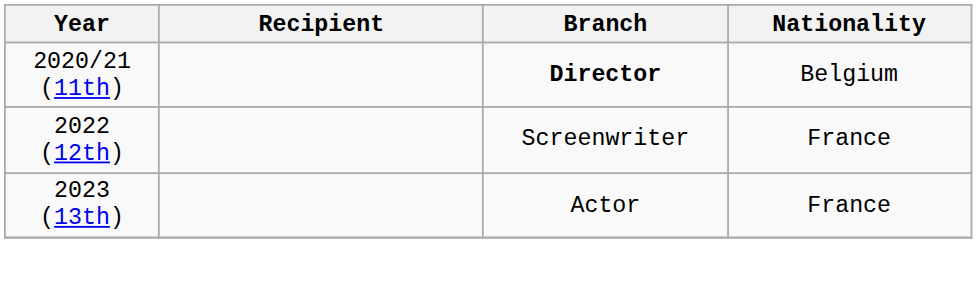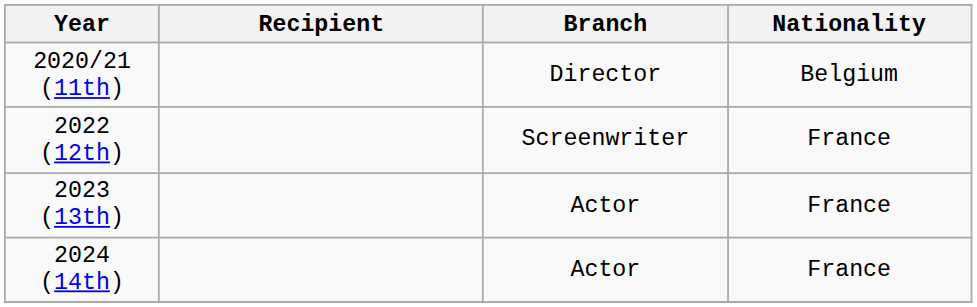(605, 75) bold -> (605, 75) normal
+ row: (82, 270)
